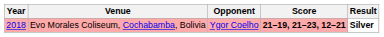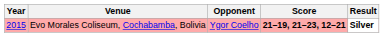(16, 26) 2018 -> (16, 26) 2015
